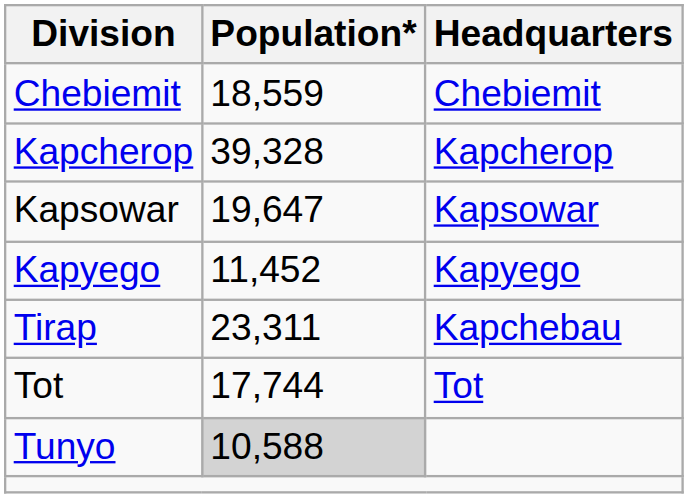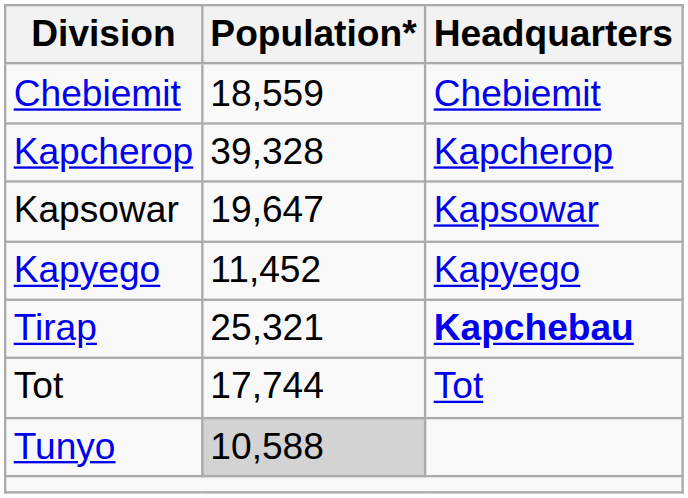(266, 328) 23,311 -> (267, 328) 25,321
(528, 328) normal -> (534, 328) bold
